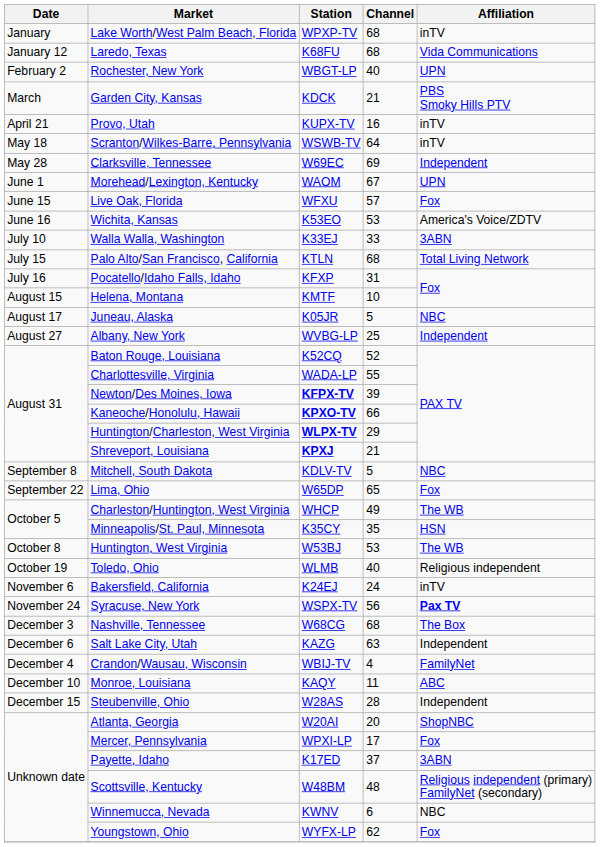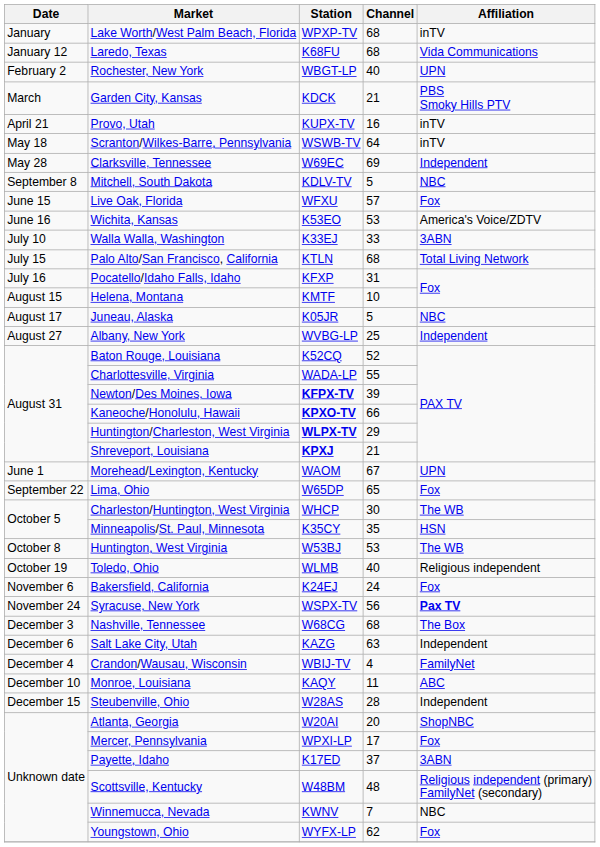rows swapped: (174, 182) <-> (151, 471)
(373, 509) 49 -> (373, 509) 30
(432, 587) inTV -> (430, 587) Fox
(370, 812) 6 -> (370, 812) 7
